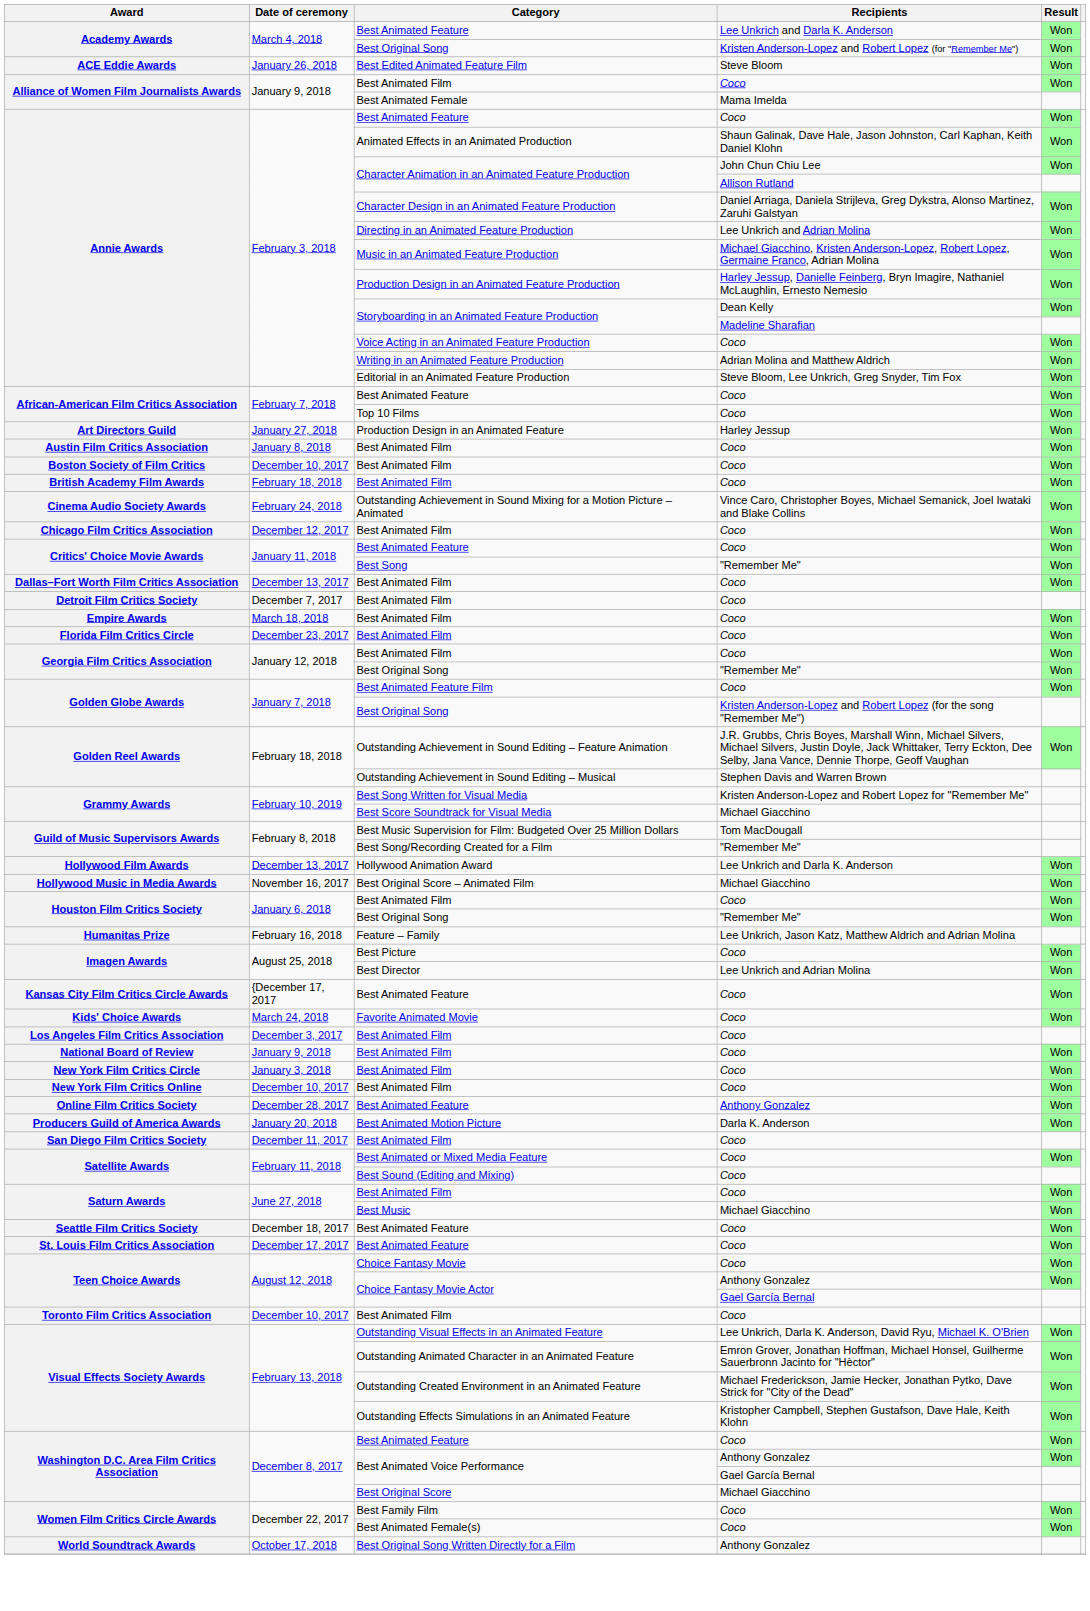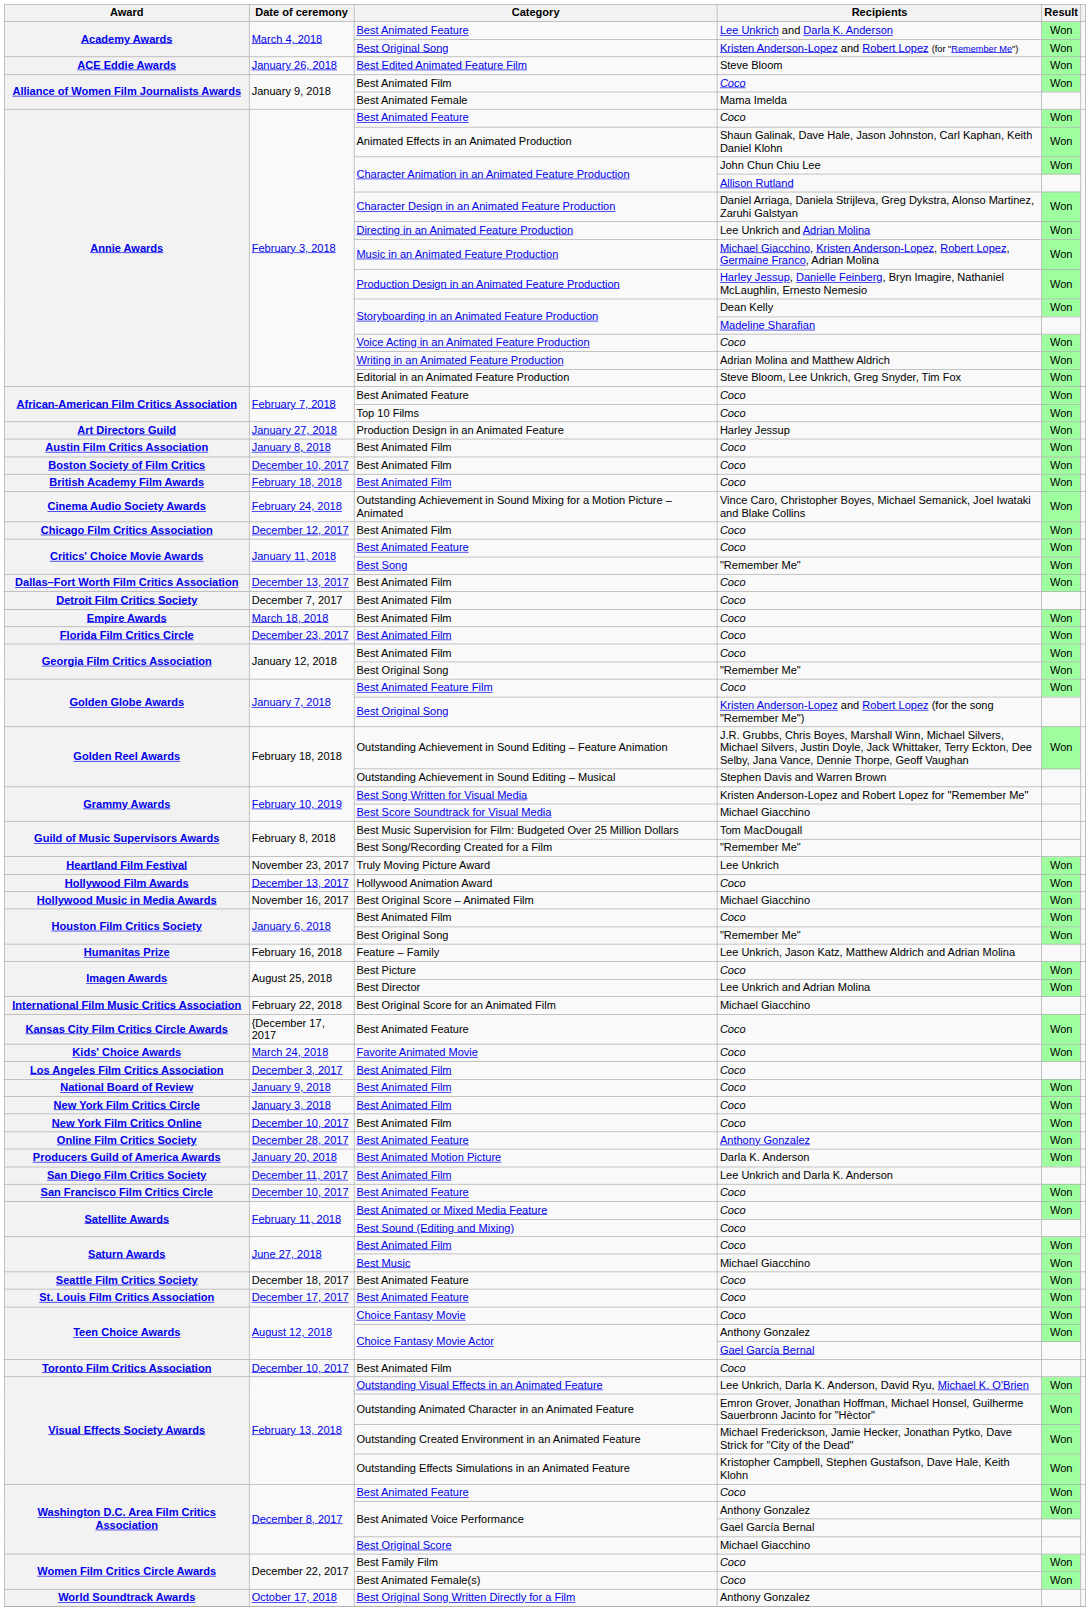+ row: (127, 865)
(806, 865) Lee Unkrich and Darla K. Anderson -> (733, 882) Coco
+ row: (127, 1005)
(733, 1140) Coco -> (806, 1175) Lee Unkrich and Darla K. Anderson
+ row: (127, 1193)
